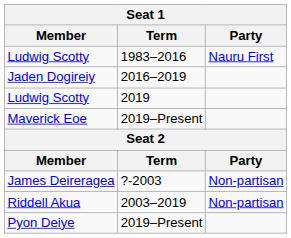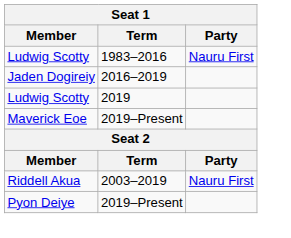- row: (61, 181)
(246, 202) Non-partisan -> (221, 181) Nauru First
